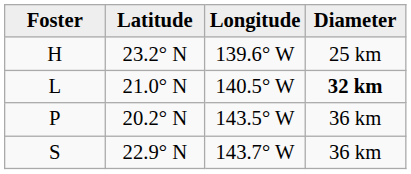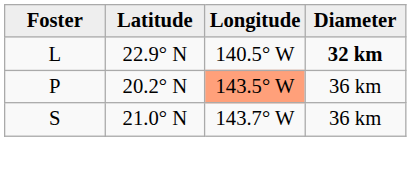- row: (55, 53)
(155, 86) 21.0° N -> (155, 53) 22.9° N
(255, 119) no background -> (255, 86) lightsalmon background
(155, 151) 22.9° N -> (155, 119) 21.0° N
